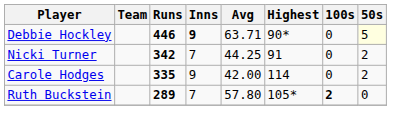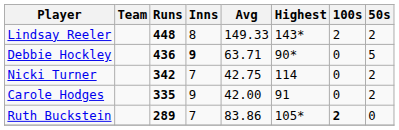+ row: (59, 35)
(164, 35) 446 -> (164, 55) 436
(365, 35) lightyellow background -> (372, 55) no background
(243, 55) 44.25 -> (243, 75) 42.75
(275, 55) 91 -> (286, 75) 114
(278, 75) 114 -> (282, 95) 91
(243, 95) 57.80 -> (243, 115) 83.86
